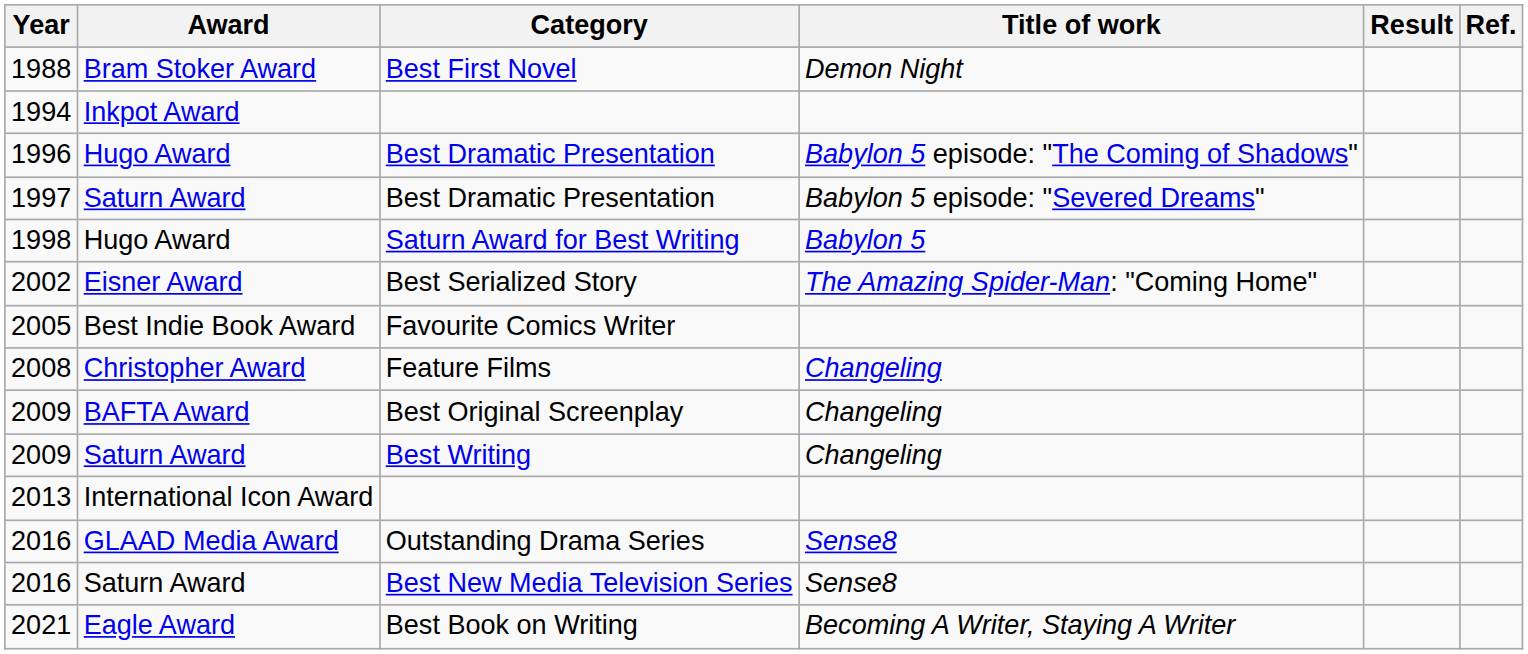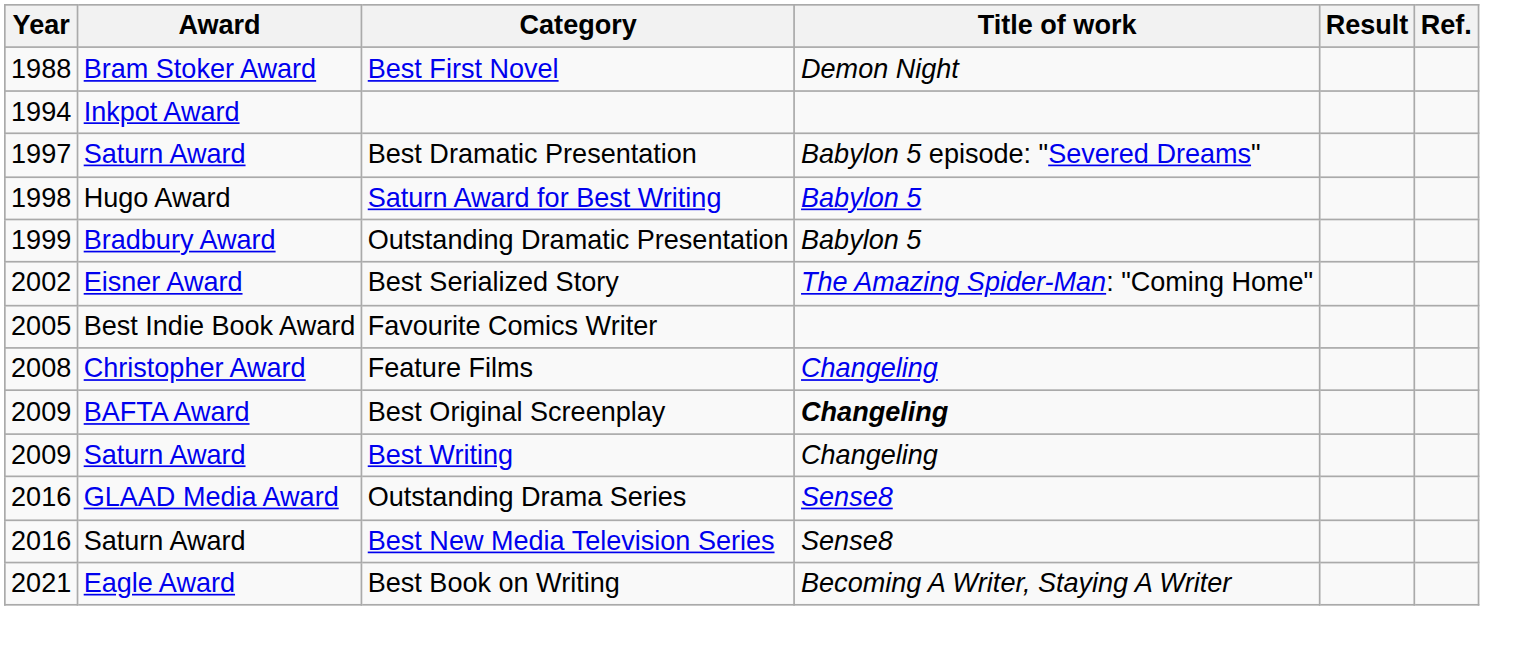- row: (41, 154)
+ row: (41, 240)
(873, 411) normal -> (875, 411) bold
- row: (41, 497)
